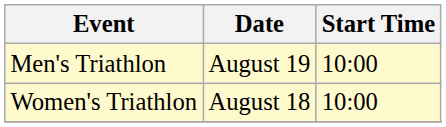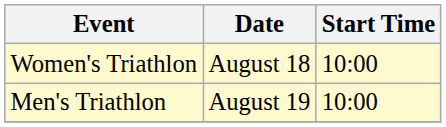rows swapped: (104, 102) <-> (88, 63)
